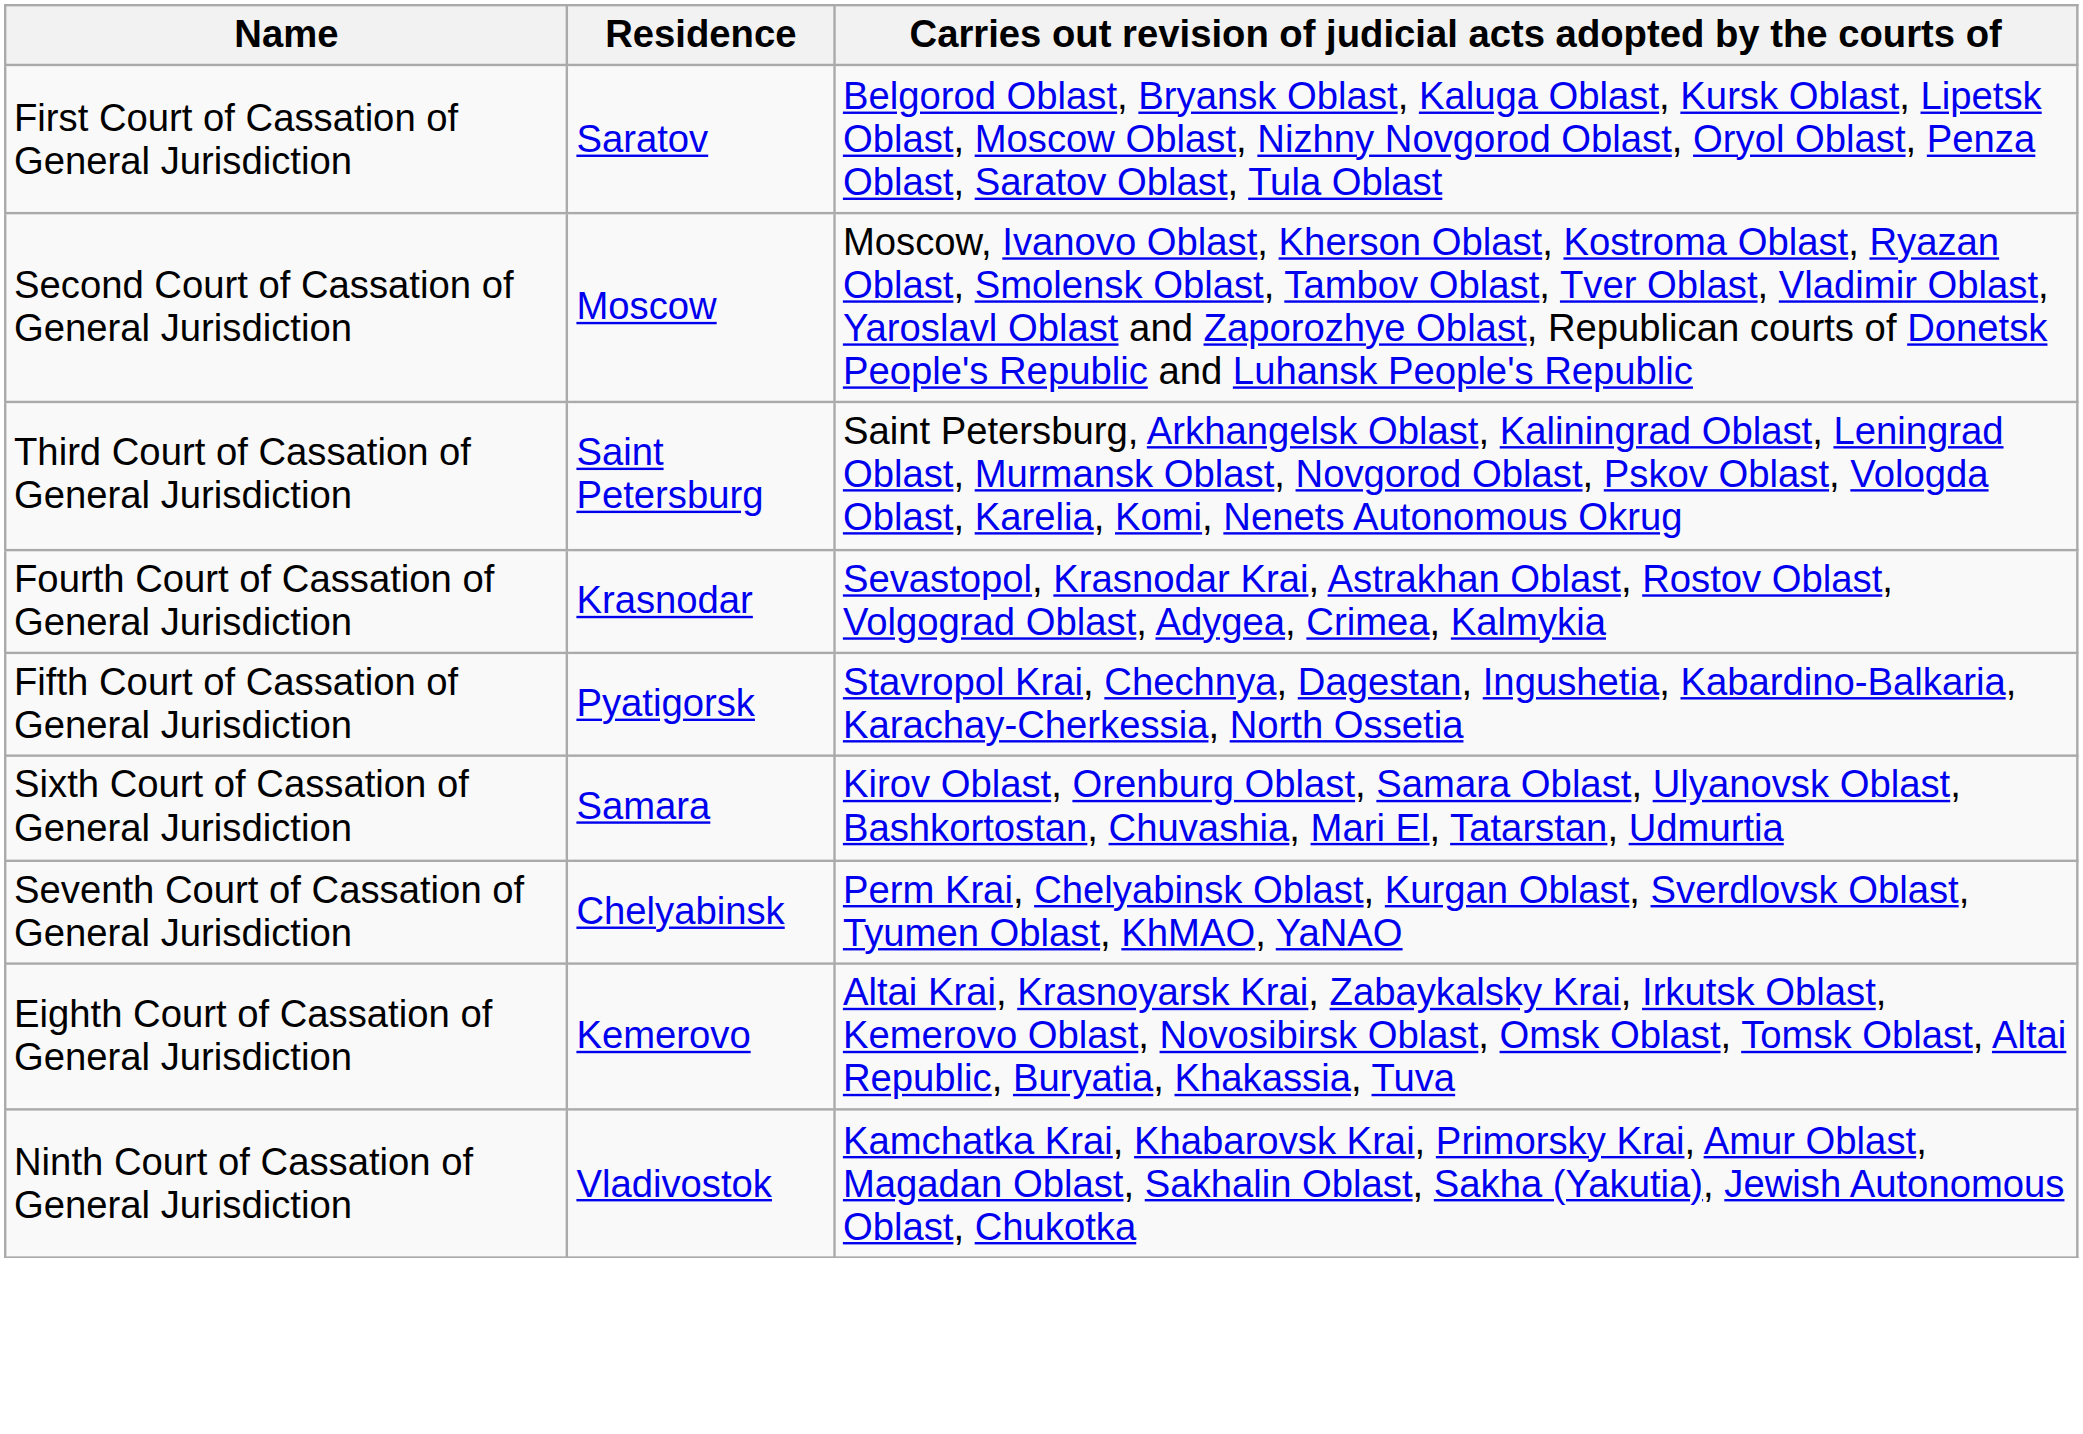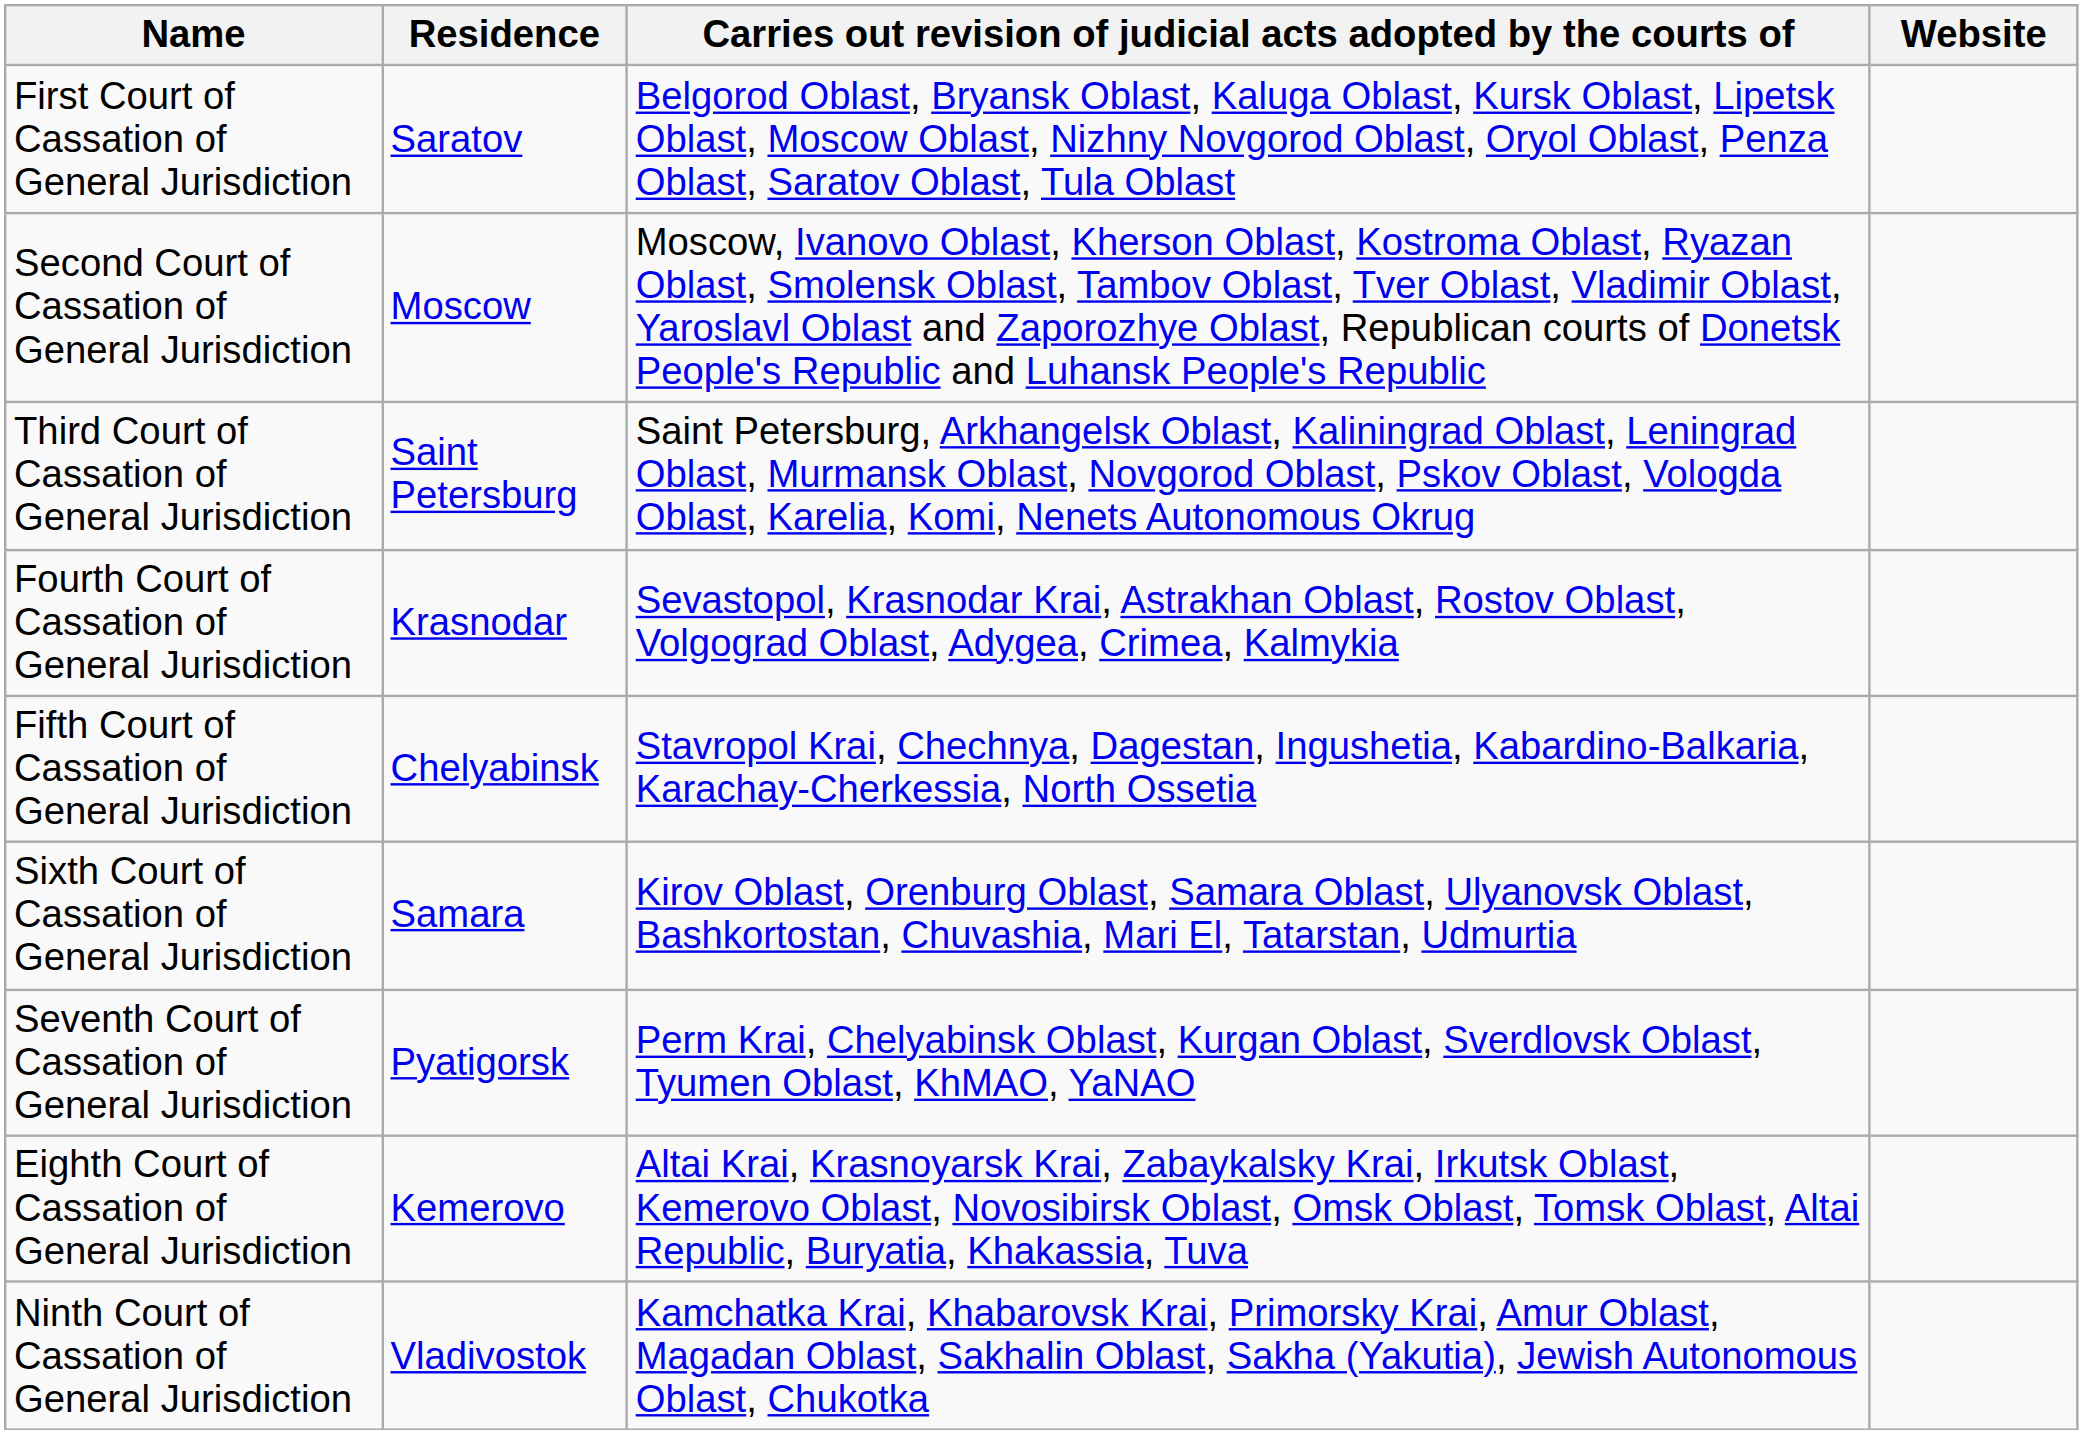+ column: (1974, 34)
(666, 703) Pyatigorsk -> (495, 768) Chelyabinsk
(681, 911) Chelyabinsk -> (480, 1061) Pyatigorsk
